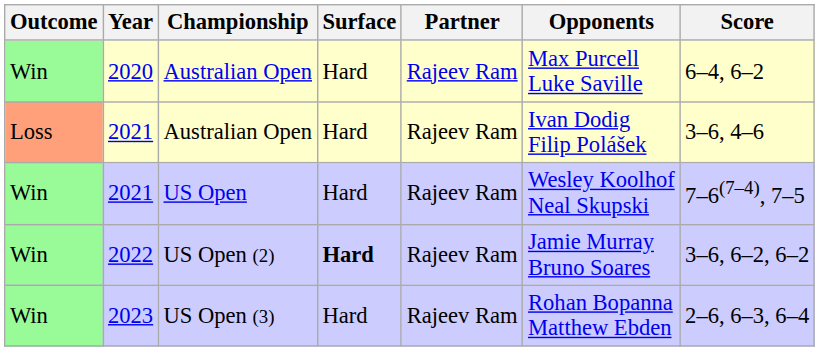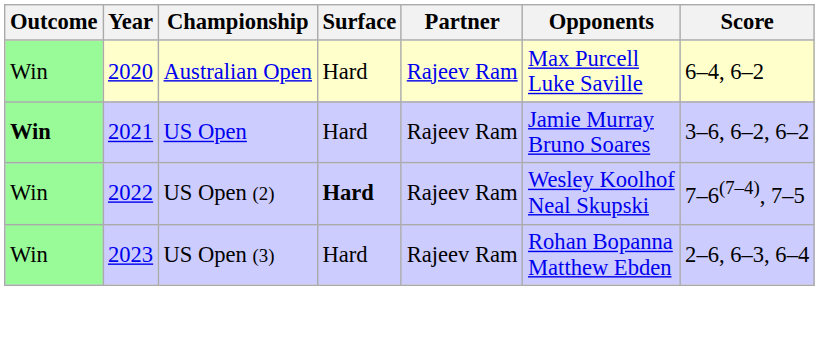- row: (131, 132)
(29, 193) normal -> (30, 132) bold
(601, 193) Wesley Koolhof Neal Skupski -> (591, 132) Jamie Murray Bruno Soares
(745, 193) 7–6(7–4), 7–5 -> (747, 132) 3–6, 6–2, 6–2
(591, 254) Jamie Murray Bruno Soares -> (601, 193) Wesley Koolhof Neal Skupski
(747, 254) 3–6, 6–2, 6–2 -> (745, 193) 7–6(7–4), 7–5
